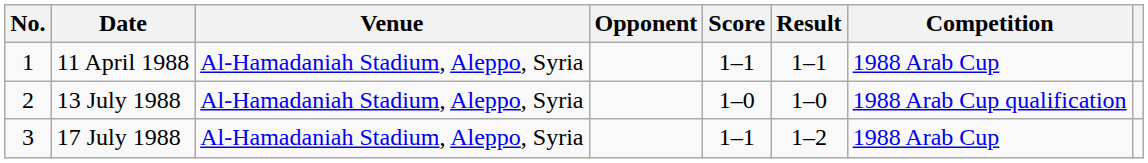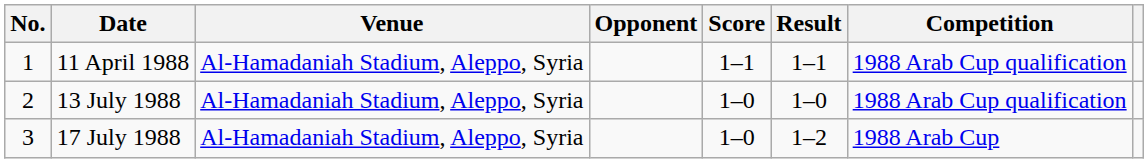(926, 61) 1988 Arab Cup -> (990, 61) 1988 Arab Cup qualification
(737, 137) 1–1 -> (737, 137) 1–0
